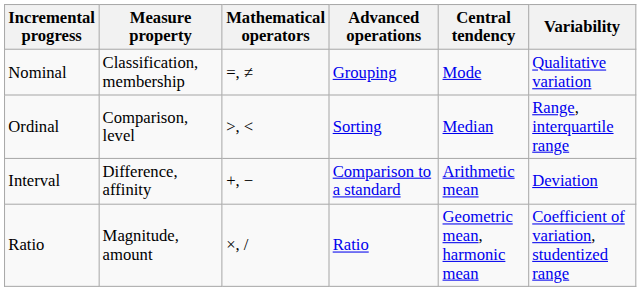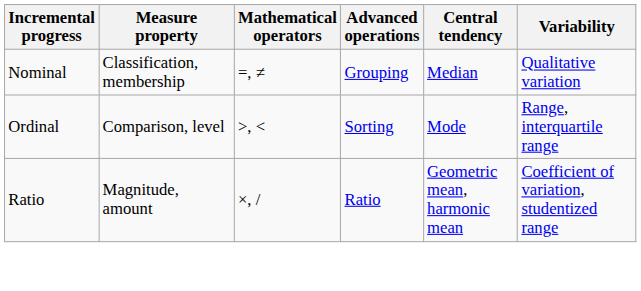(462, 72) Mode -> (452, 72) Median
(468, 126) Median -> (446, 126) Mode
- row: (34, 181)
